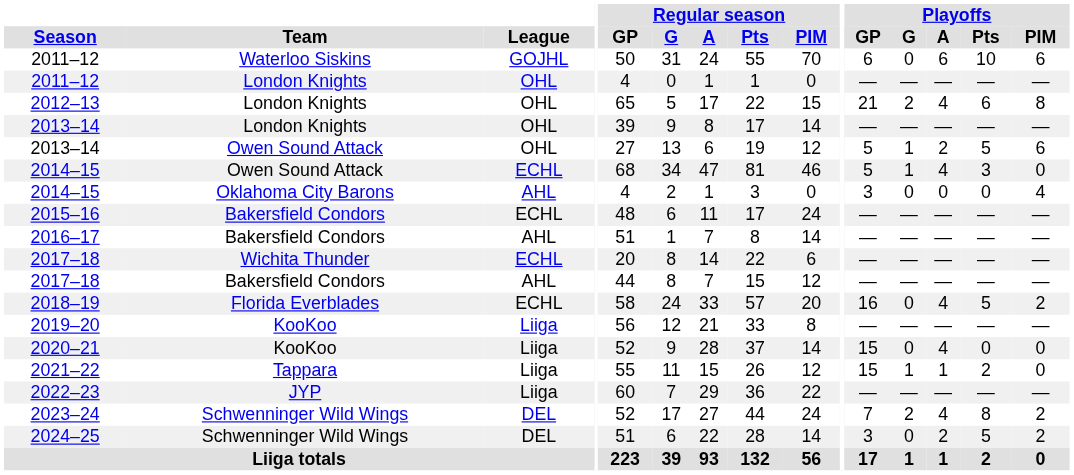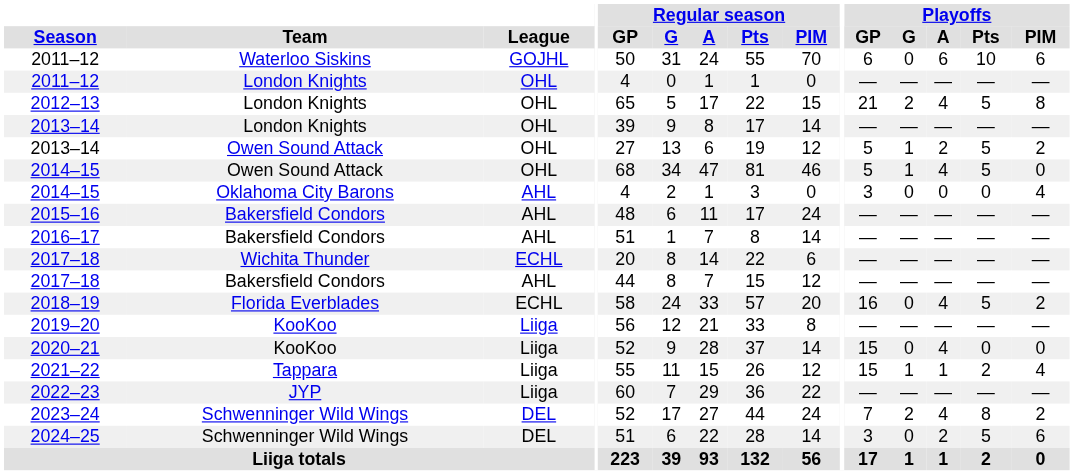(986, 103) 6 -> (986, 103) 5
(1041, 148) 6 -> (1041, 148) 2
(539, 170) ECHL -> (539, 170) OHL
(986, 170) 3 -> (986, 170) 5
(539, 214) ECHL -> (539, 214) AHL
(1041, 370) 0 -> (1041, 370) 4
(1041, 436) 2 -> (1041, 436) 6
